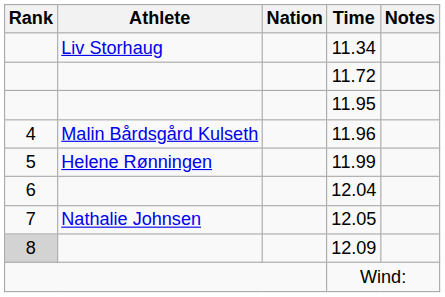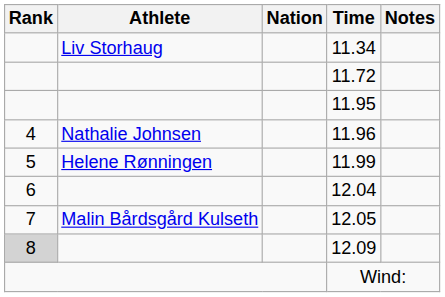(160, 133) Malin Bårdsgård Kulseth -> (131, 133) Nathalie Johnsen
(131, 219) Nathalie Johnsen -> (160, 219) Malin Bårdsgård Kulseth
